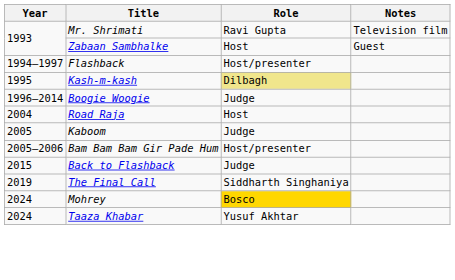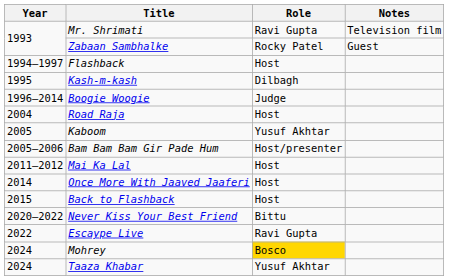(236, 47) Host -> (289, 47) Rocky Patel
(267, 64) Host/presenter -> (267, 64) Host
(245, 81) khaki background -> (277, 81) no background
(239, 132) Judge -> (292, 132) Yusuf Akhtar
+ row: (100, 165)
+ row: (159, 182)
(239, 165) Judge -> (267, 199) Host
- row: (112, 182)
+ row: (153, 216)
+ row: (106, 233)
